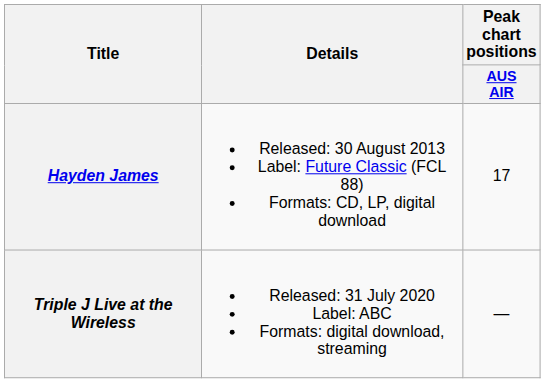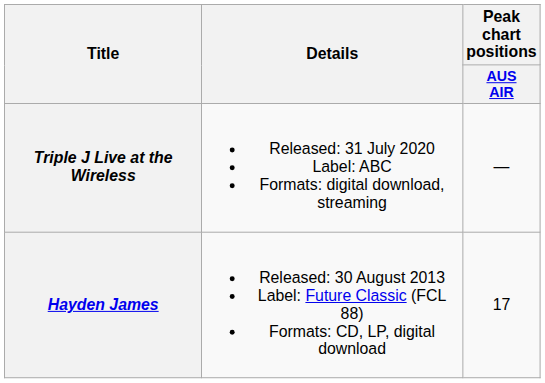rows swapped: (103, 176) <-> (103, 313)
